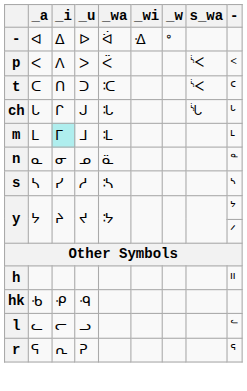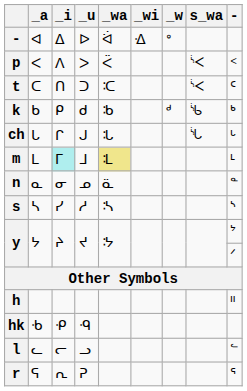+ row: (16, 111)
(107, 136) no background -> (107, 160) khaki background
